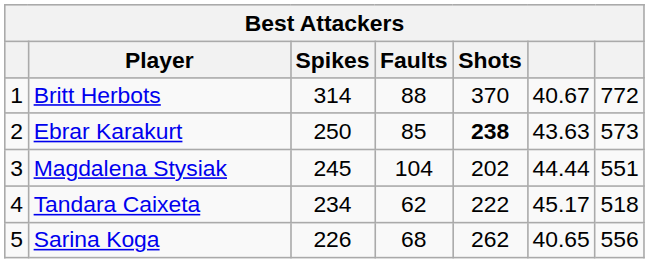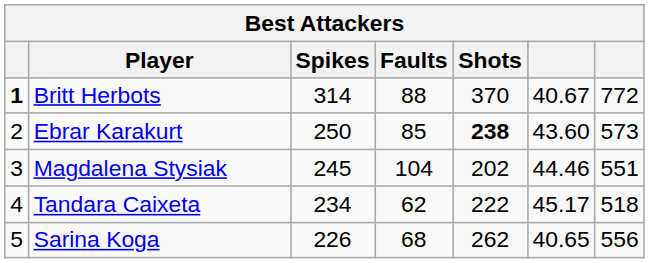(17, 96) normal -> (17, 96) bold
(561, 132) 43.63 -> (561, 132) 43.60
(561, 168) 44.44 -> (561, 168) 44.46
